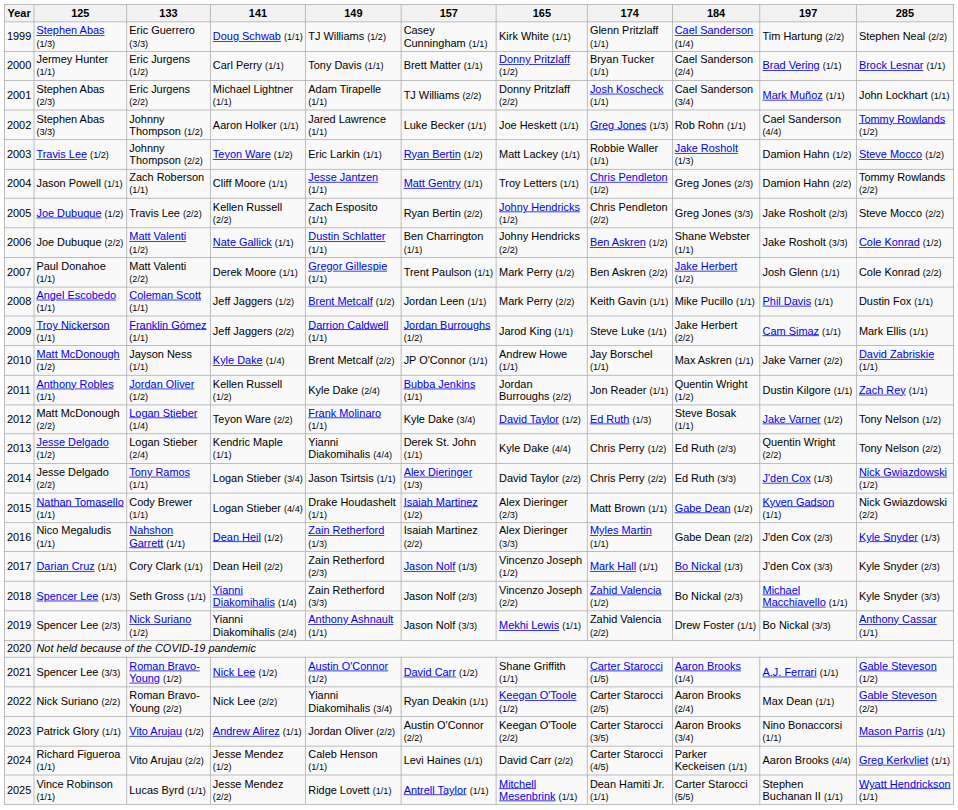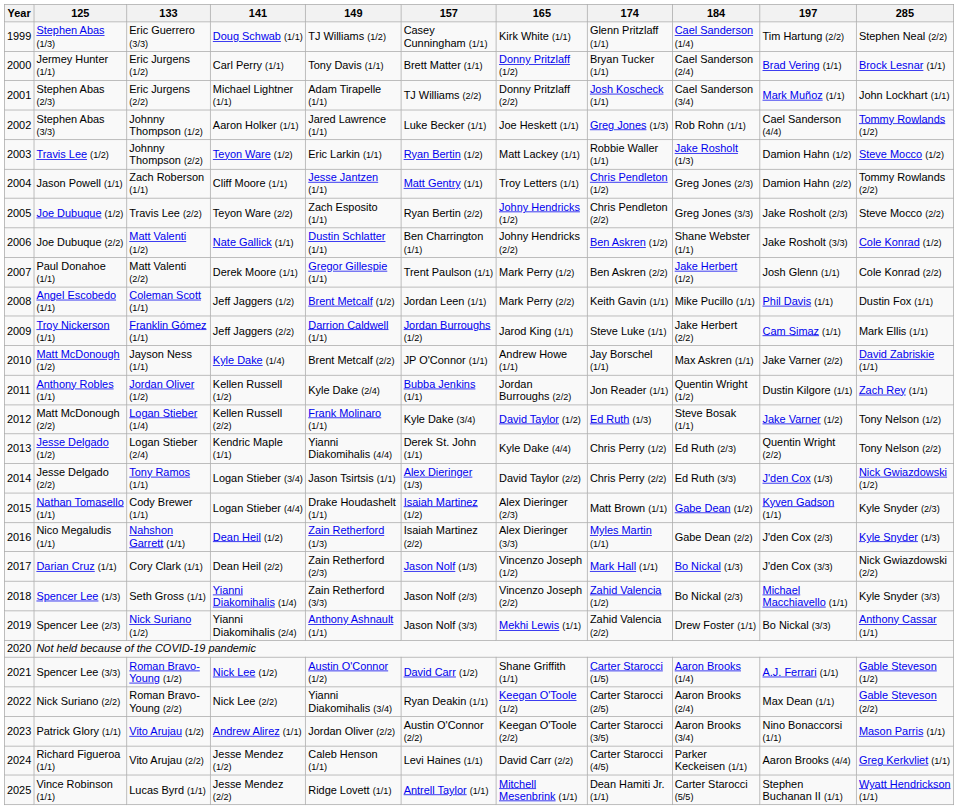(248, 213) Kellen Russell (2/2) -> (253, 213) Teyon Ware (2/2)
(253, 420) Teyon Ware (2/2) -> (248, 420) Kellen Russell (2/2)
(903, 508) Nick Gwiazdowski (2/2) -> (899, 508) Kyle Snyder (2/3)
(899, 567) Kyle Snyder (2/3) -> (903, 567) Nick Gwiazdowski (2/2)
